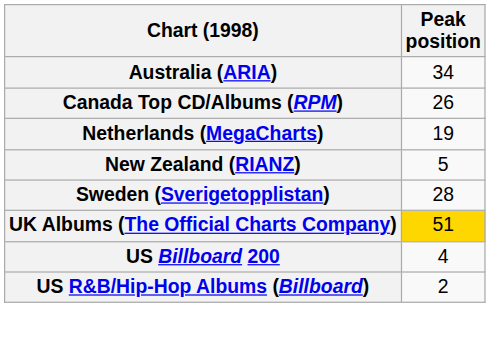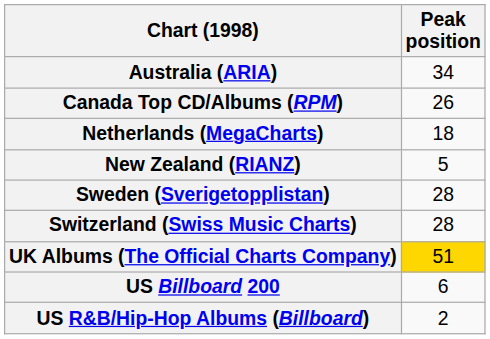(443, 133) 19 -> (443, 133) 18
+ row: (203, 225)
(443, 256) 4 -> (443, 287) 6
